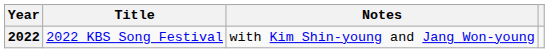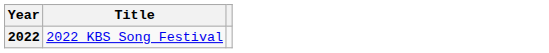- column: (382, 15)
